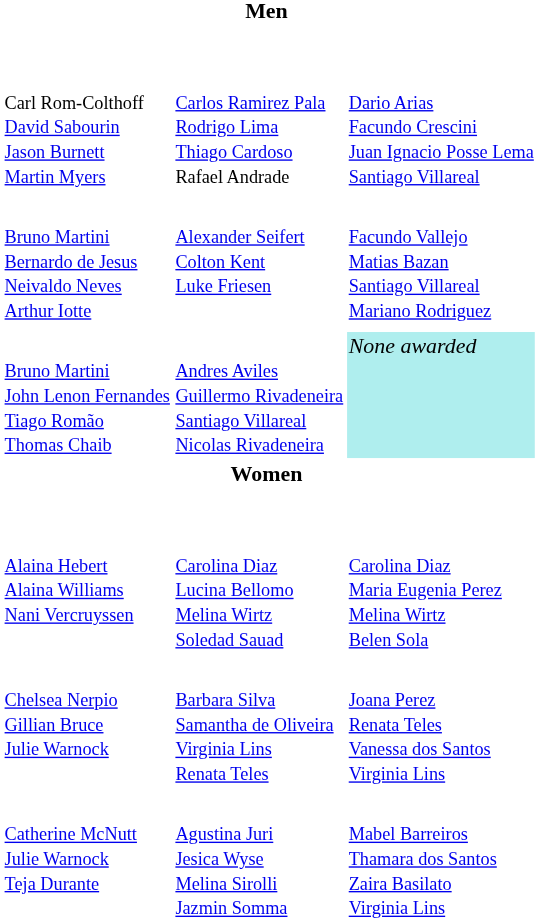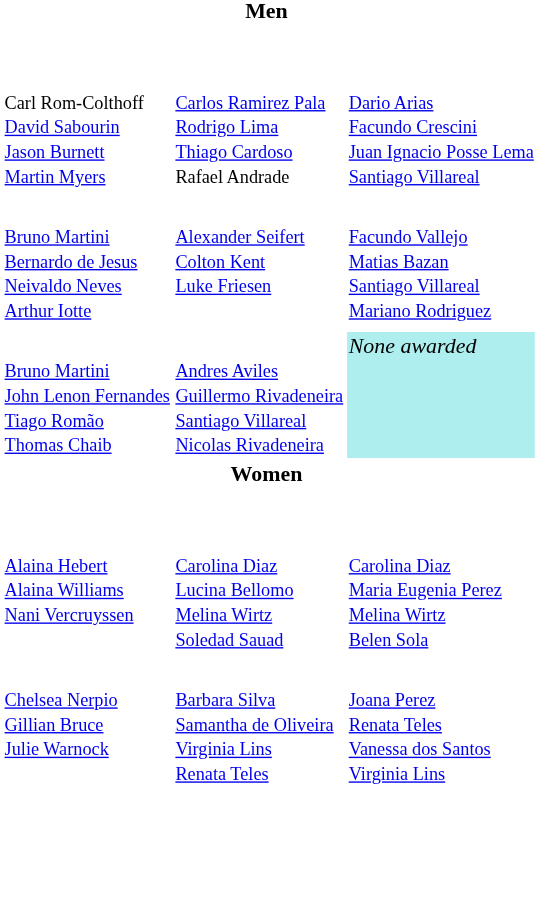- row: (71, 859)
